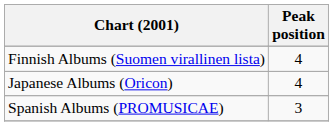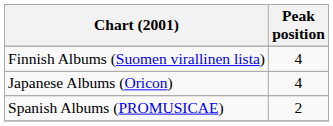(298, 108) 3 -> (298, 108) 2
